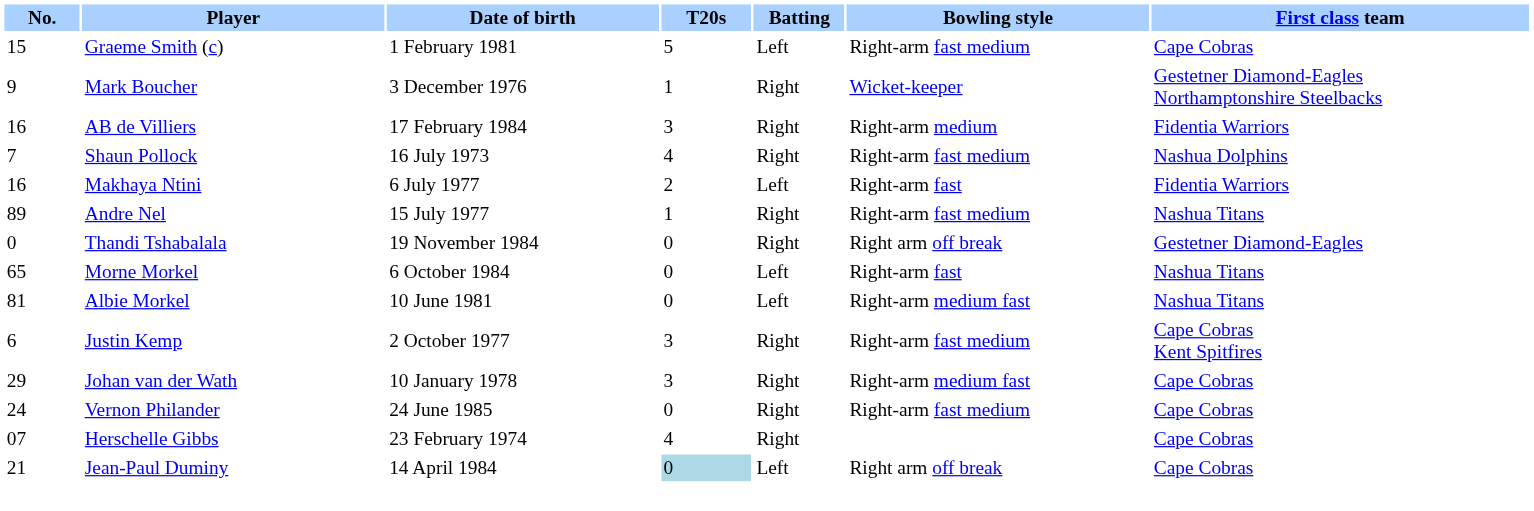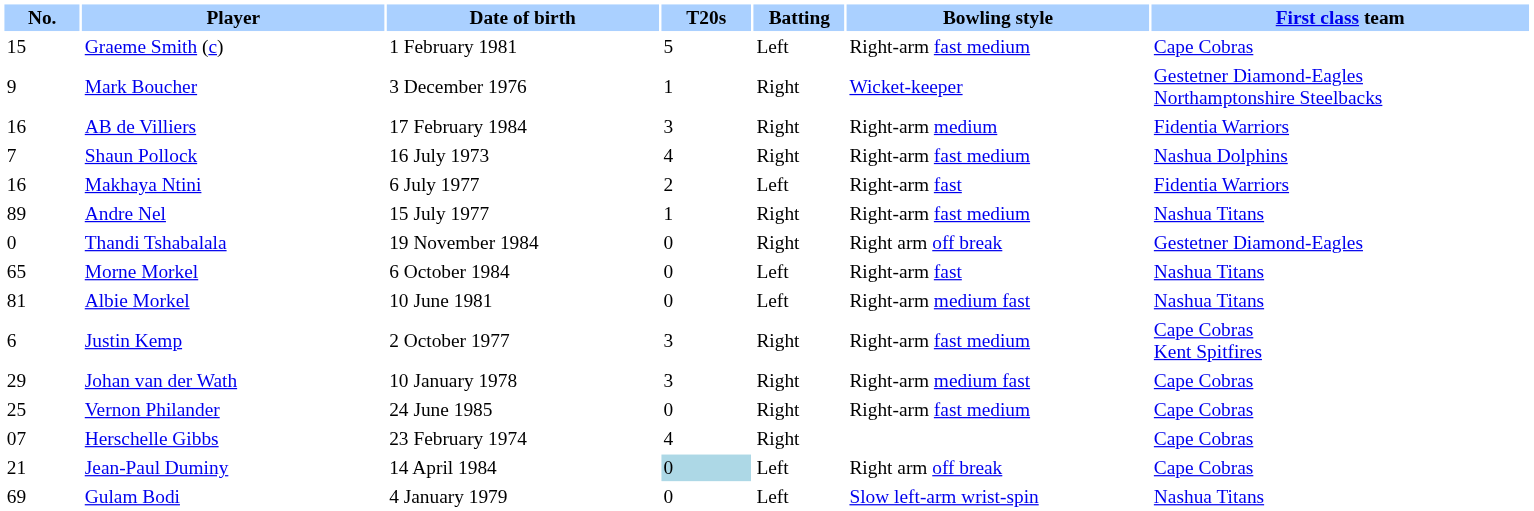(17, 409) 24 -> (17, 409) 25
+ row: (132, 496)
